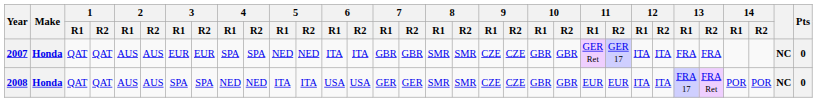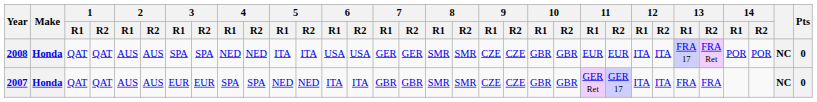rows swapped: (17, 53) <-> (17, 83)
